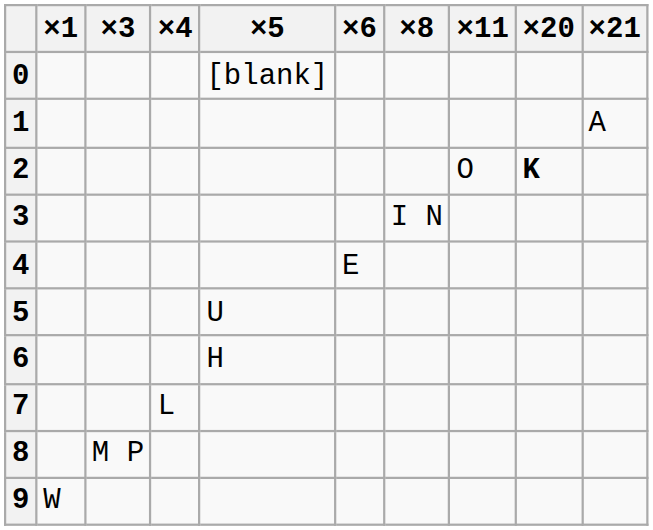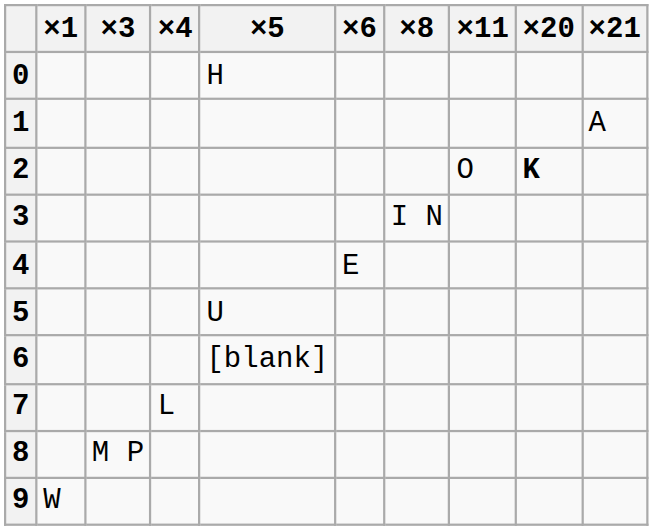(267, 76) [blank] -> (215, 76) H
(215, 359) H -> (267, 359) [blank]
